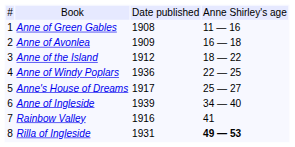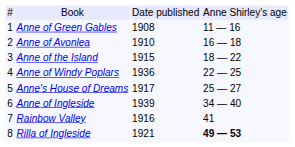(143, 43) 1909 -> (143, 43) 1910
(143, 58) 1912 -> (143, 58) 1915
(143, 133) 1931 -> (143, 133) 1921
